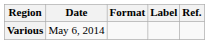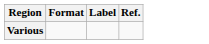- column: (76, 13)
